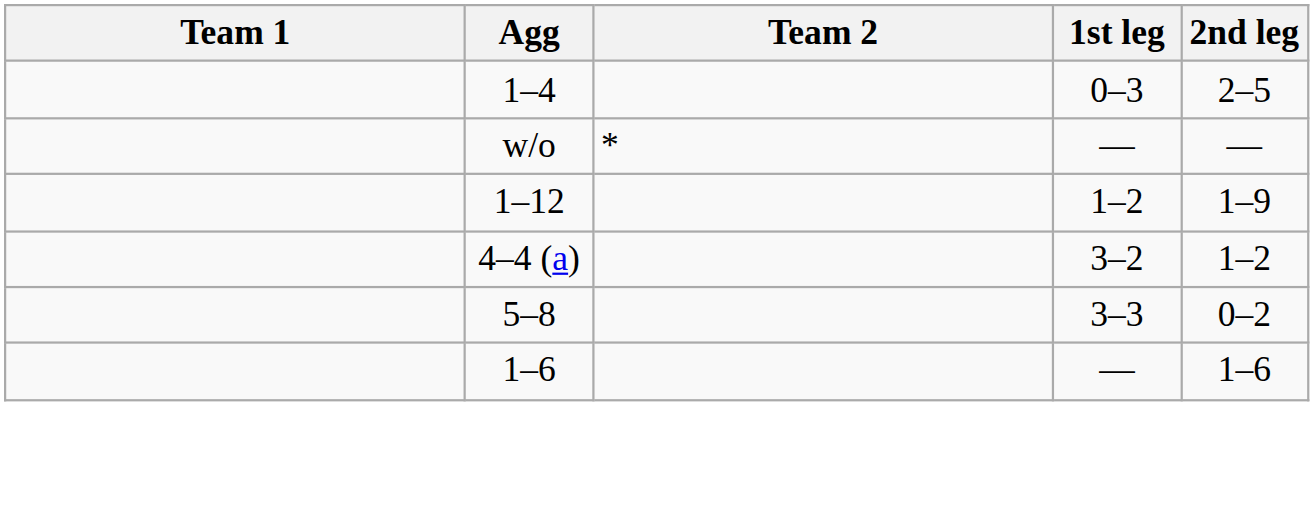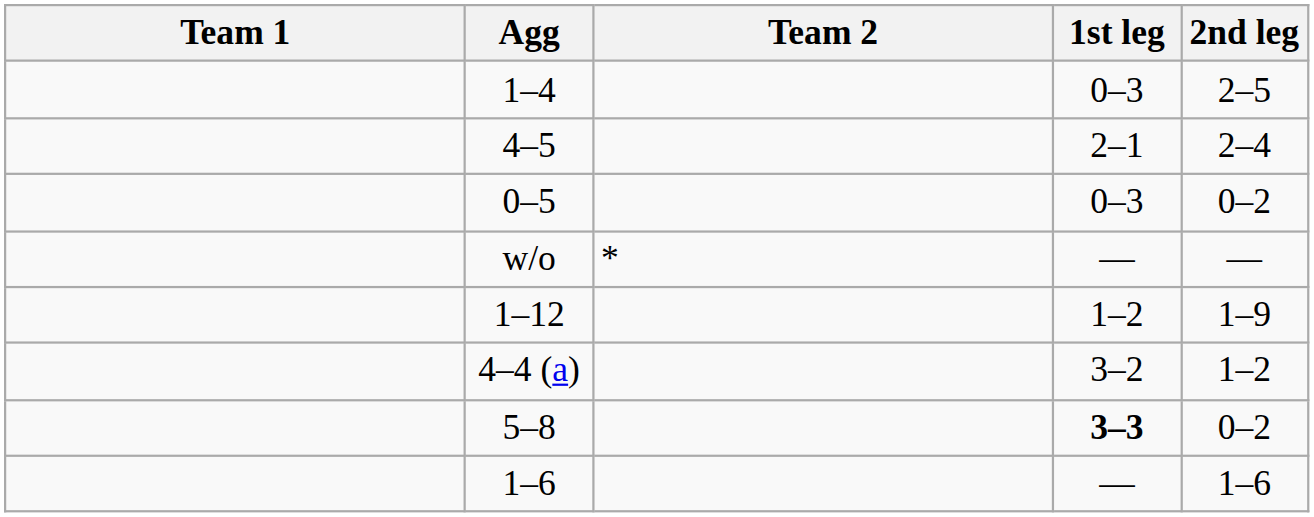+ row: (529, 145)
+ row: (529, 201)
(1117, 314) normal -> (1117, 426) bold
